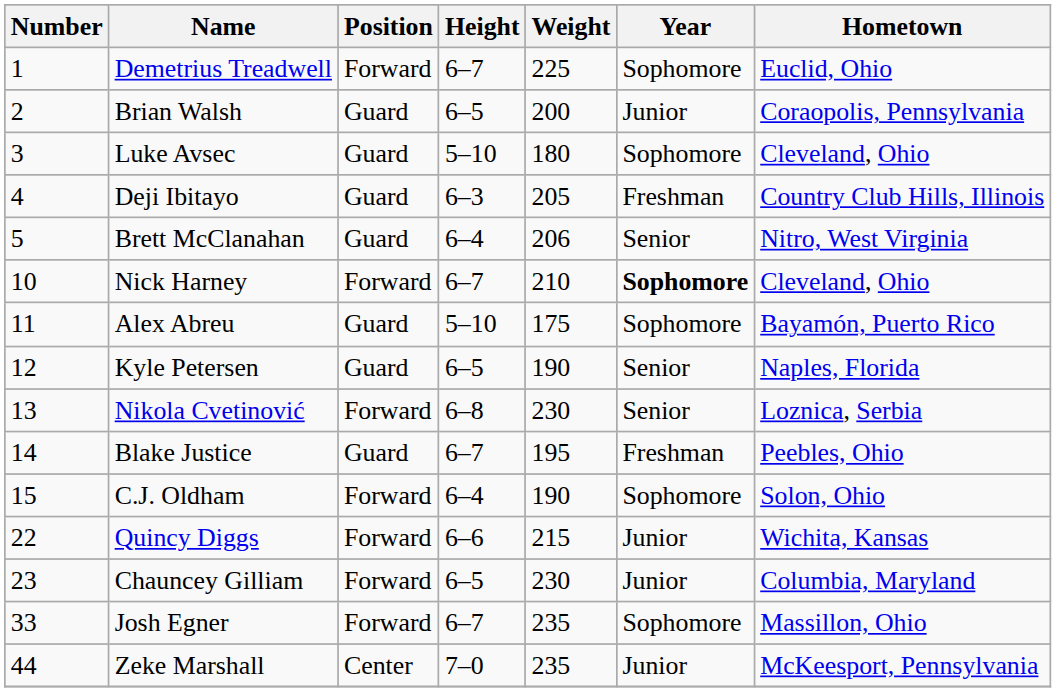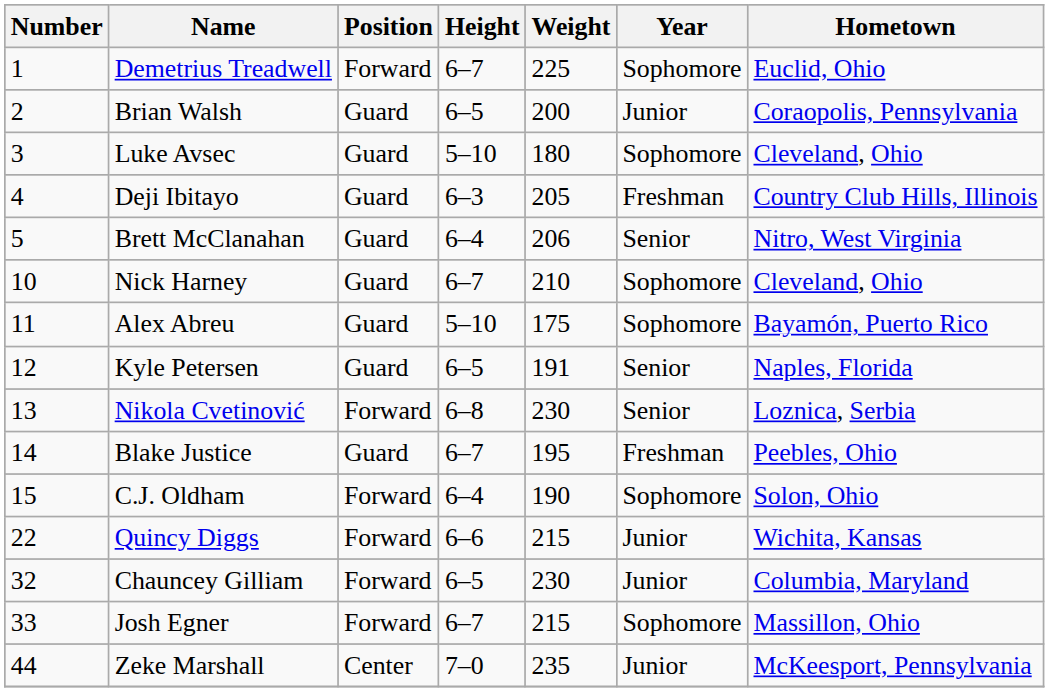(388, 281) Forward -> (376, 281) Guard
(685, 281) bold -> (682, 281) normal
(551, 366) 190 -> (551, 366) 191
(24, 579) 23 -> (24, 579) 32
(551, 622) 235 -> (551, 622) 215
